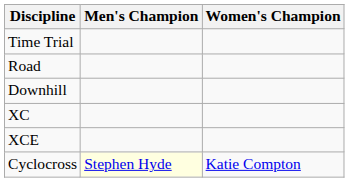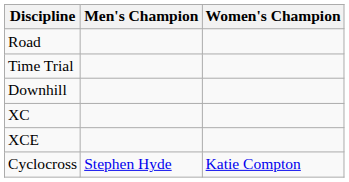rows swapped: (24, 66) <-> (41, 41)
(128, 164) lightyellow background -> (128, 164) no background
